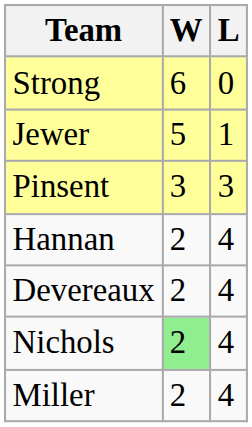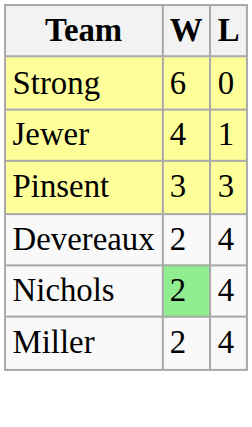(178, 134) 5 -> (178, 134) 4
- row: (64, 238)
